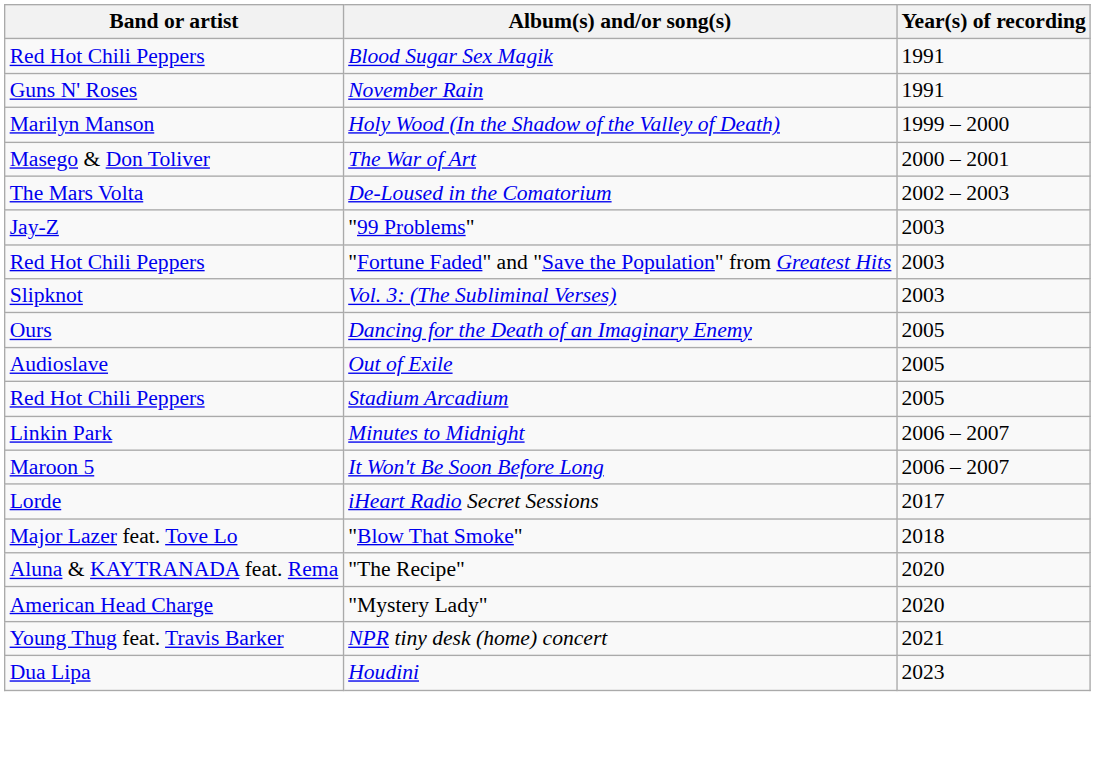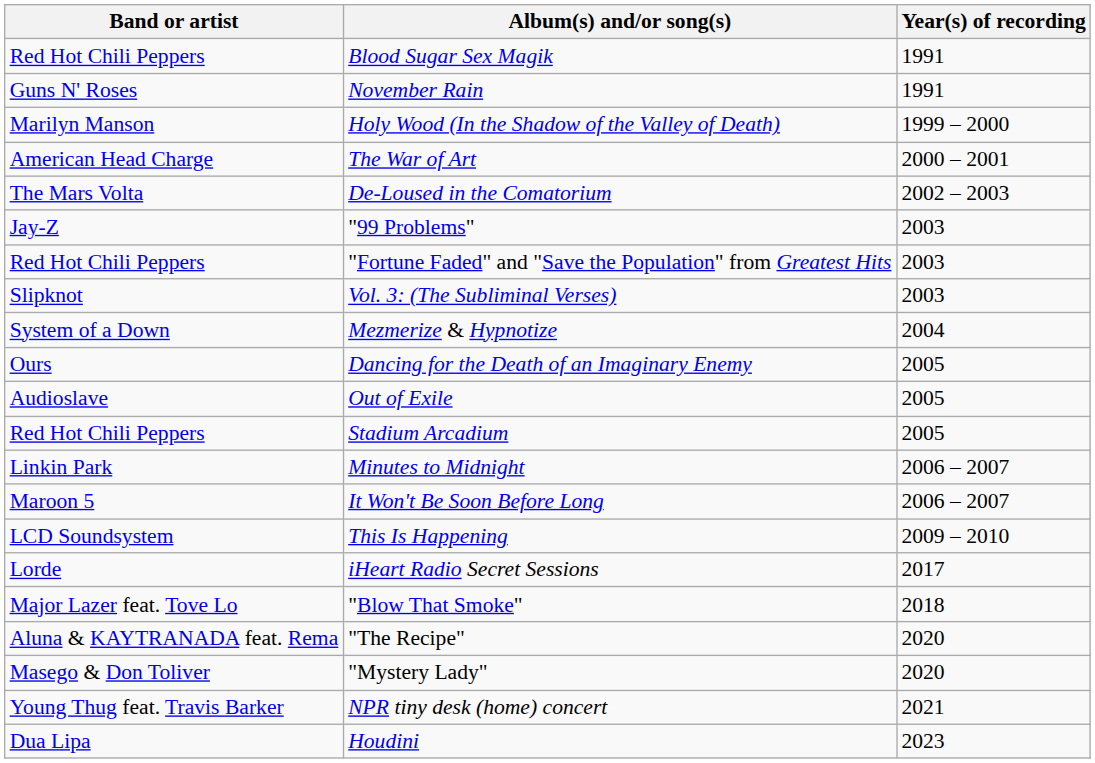(110, 158) Masego & Don Toliver -> (111, 158) American Head Charge
+ row: (453, 329)
+ row: (428, 535)
(111, 603) American Head Charge -> (110, 672) Masego & Don Toliver
